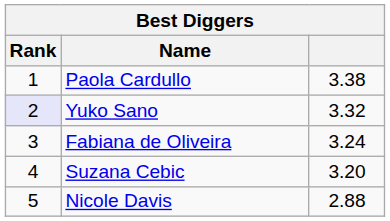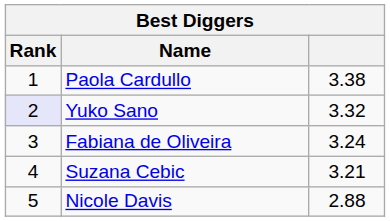(347, 171) 3.20 -> (347, 171) 3.21
